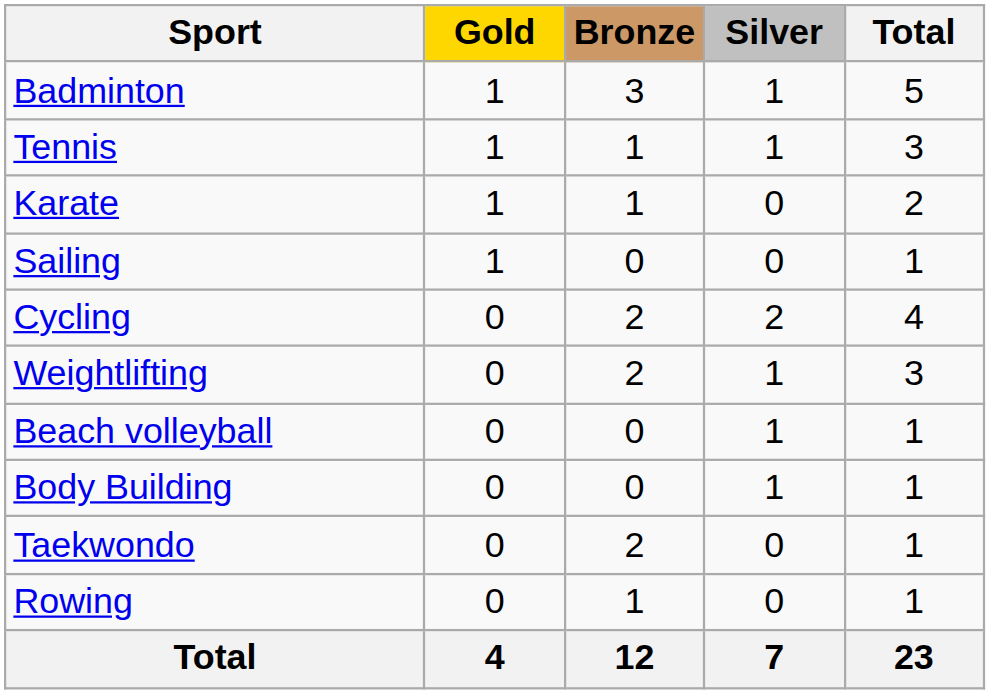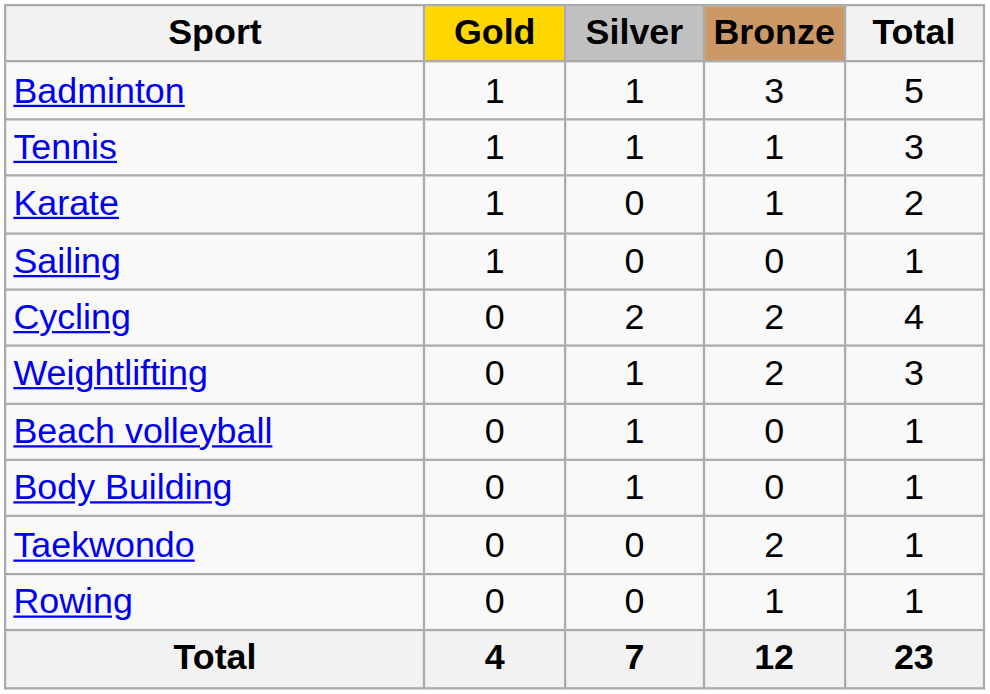columns swapped: (774, 32) <-> (634, 32)
